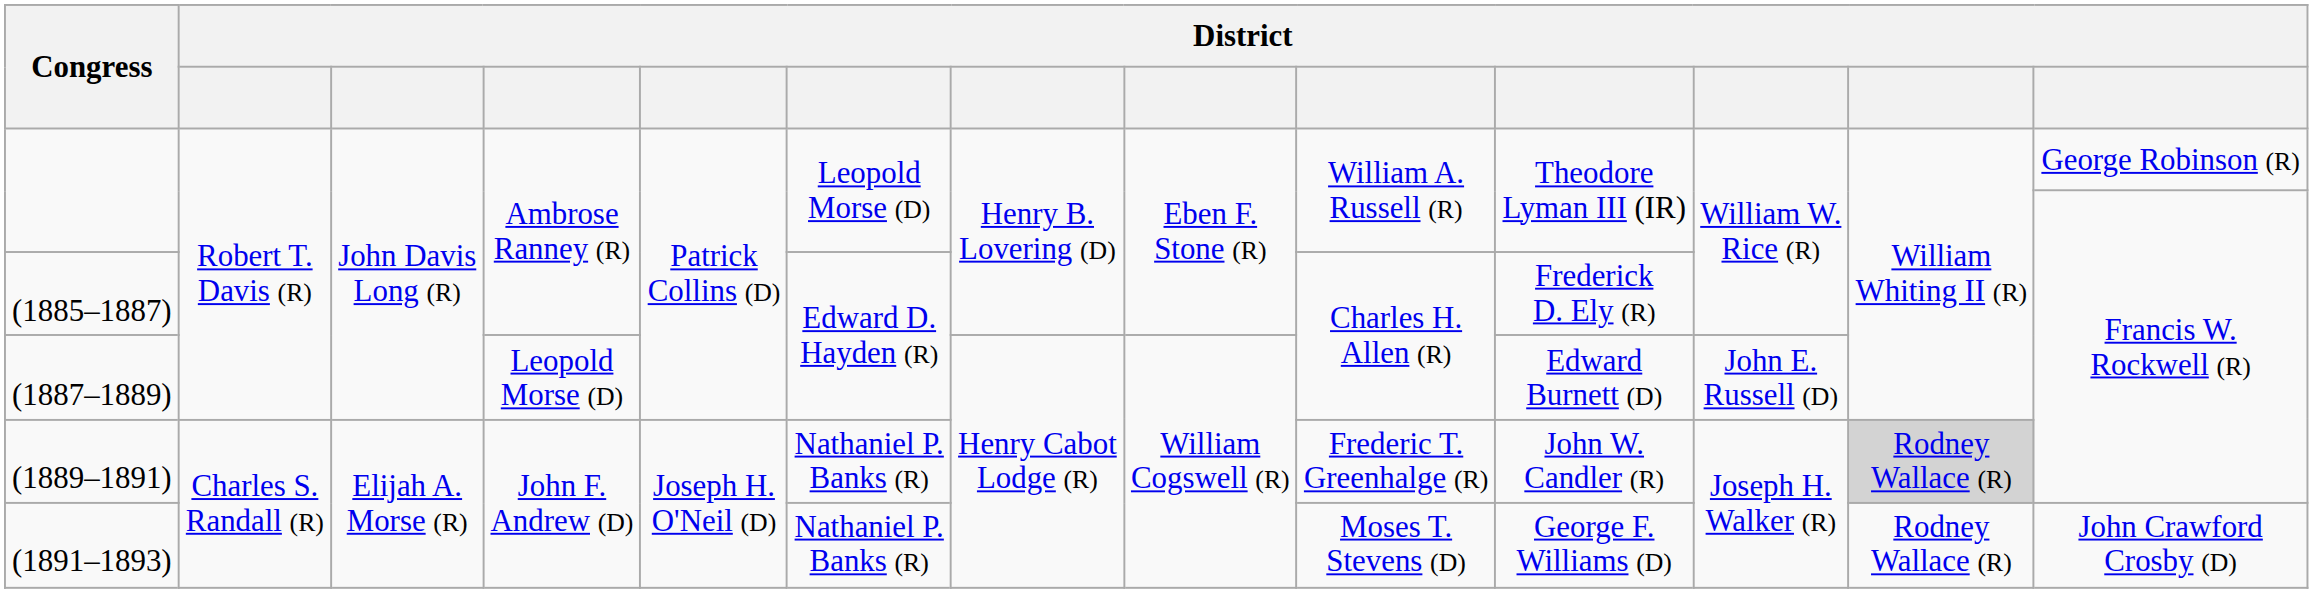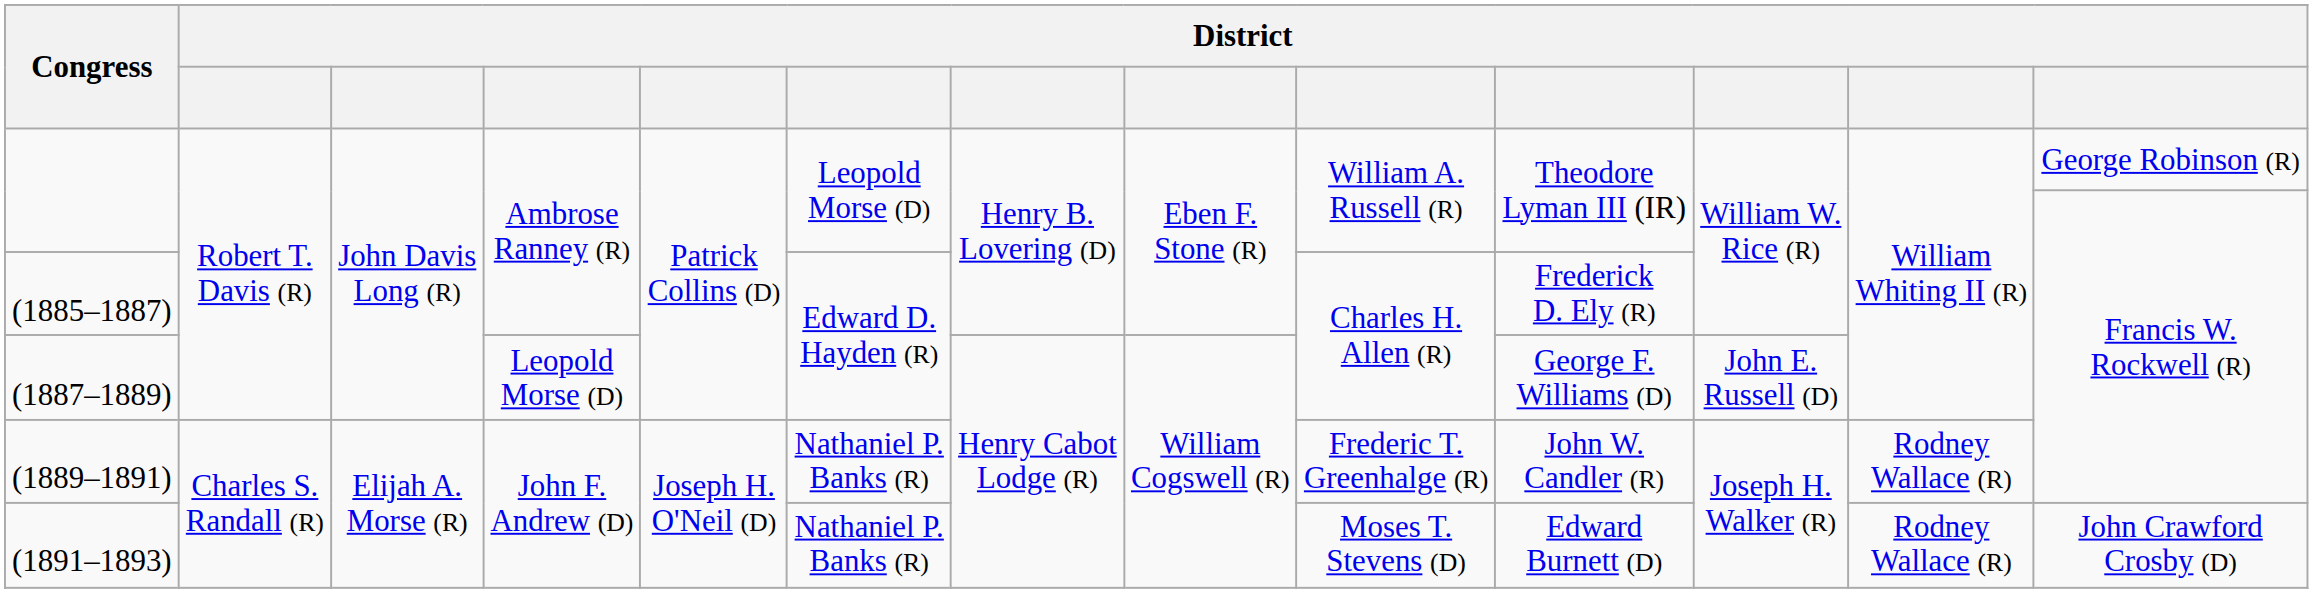(1594, 377) Edward Burnett (D) -> (1594, 377) George F. Williams (D)
(1941, 460) lightgrey background -> (1941, 460) no background
(1594, 544) George F. Williams (D) -> (1594, 544) Edward Burnett (D)
